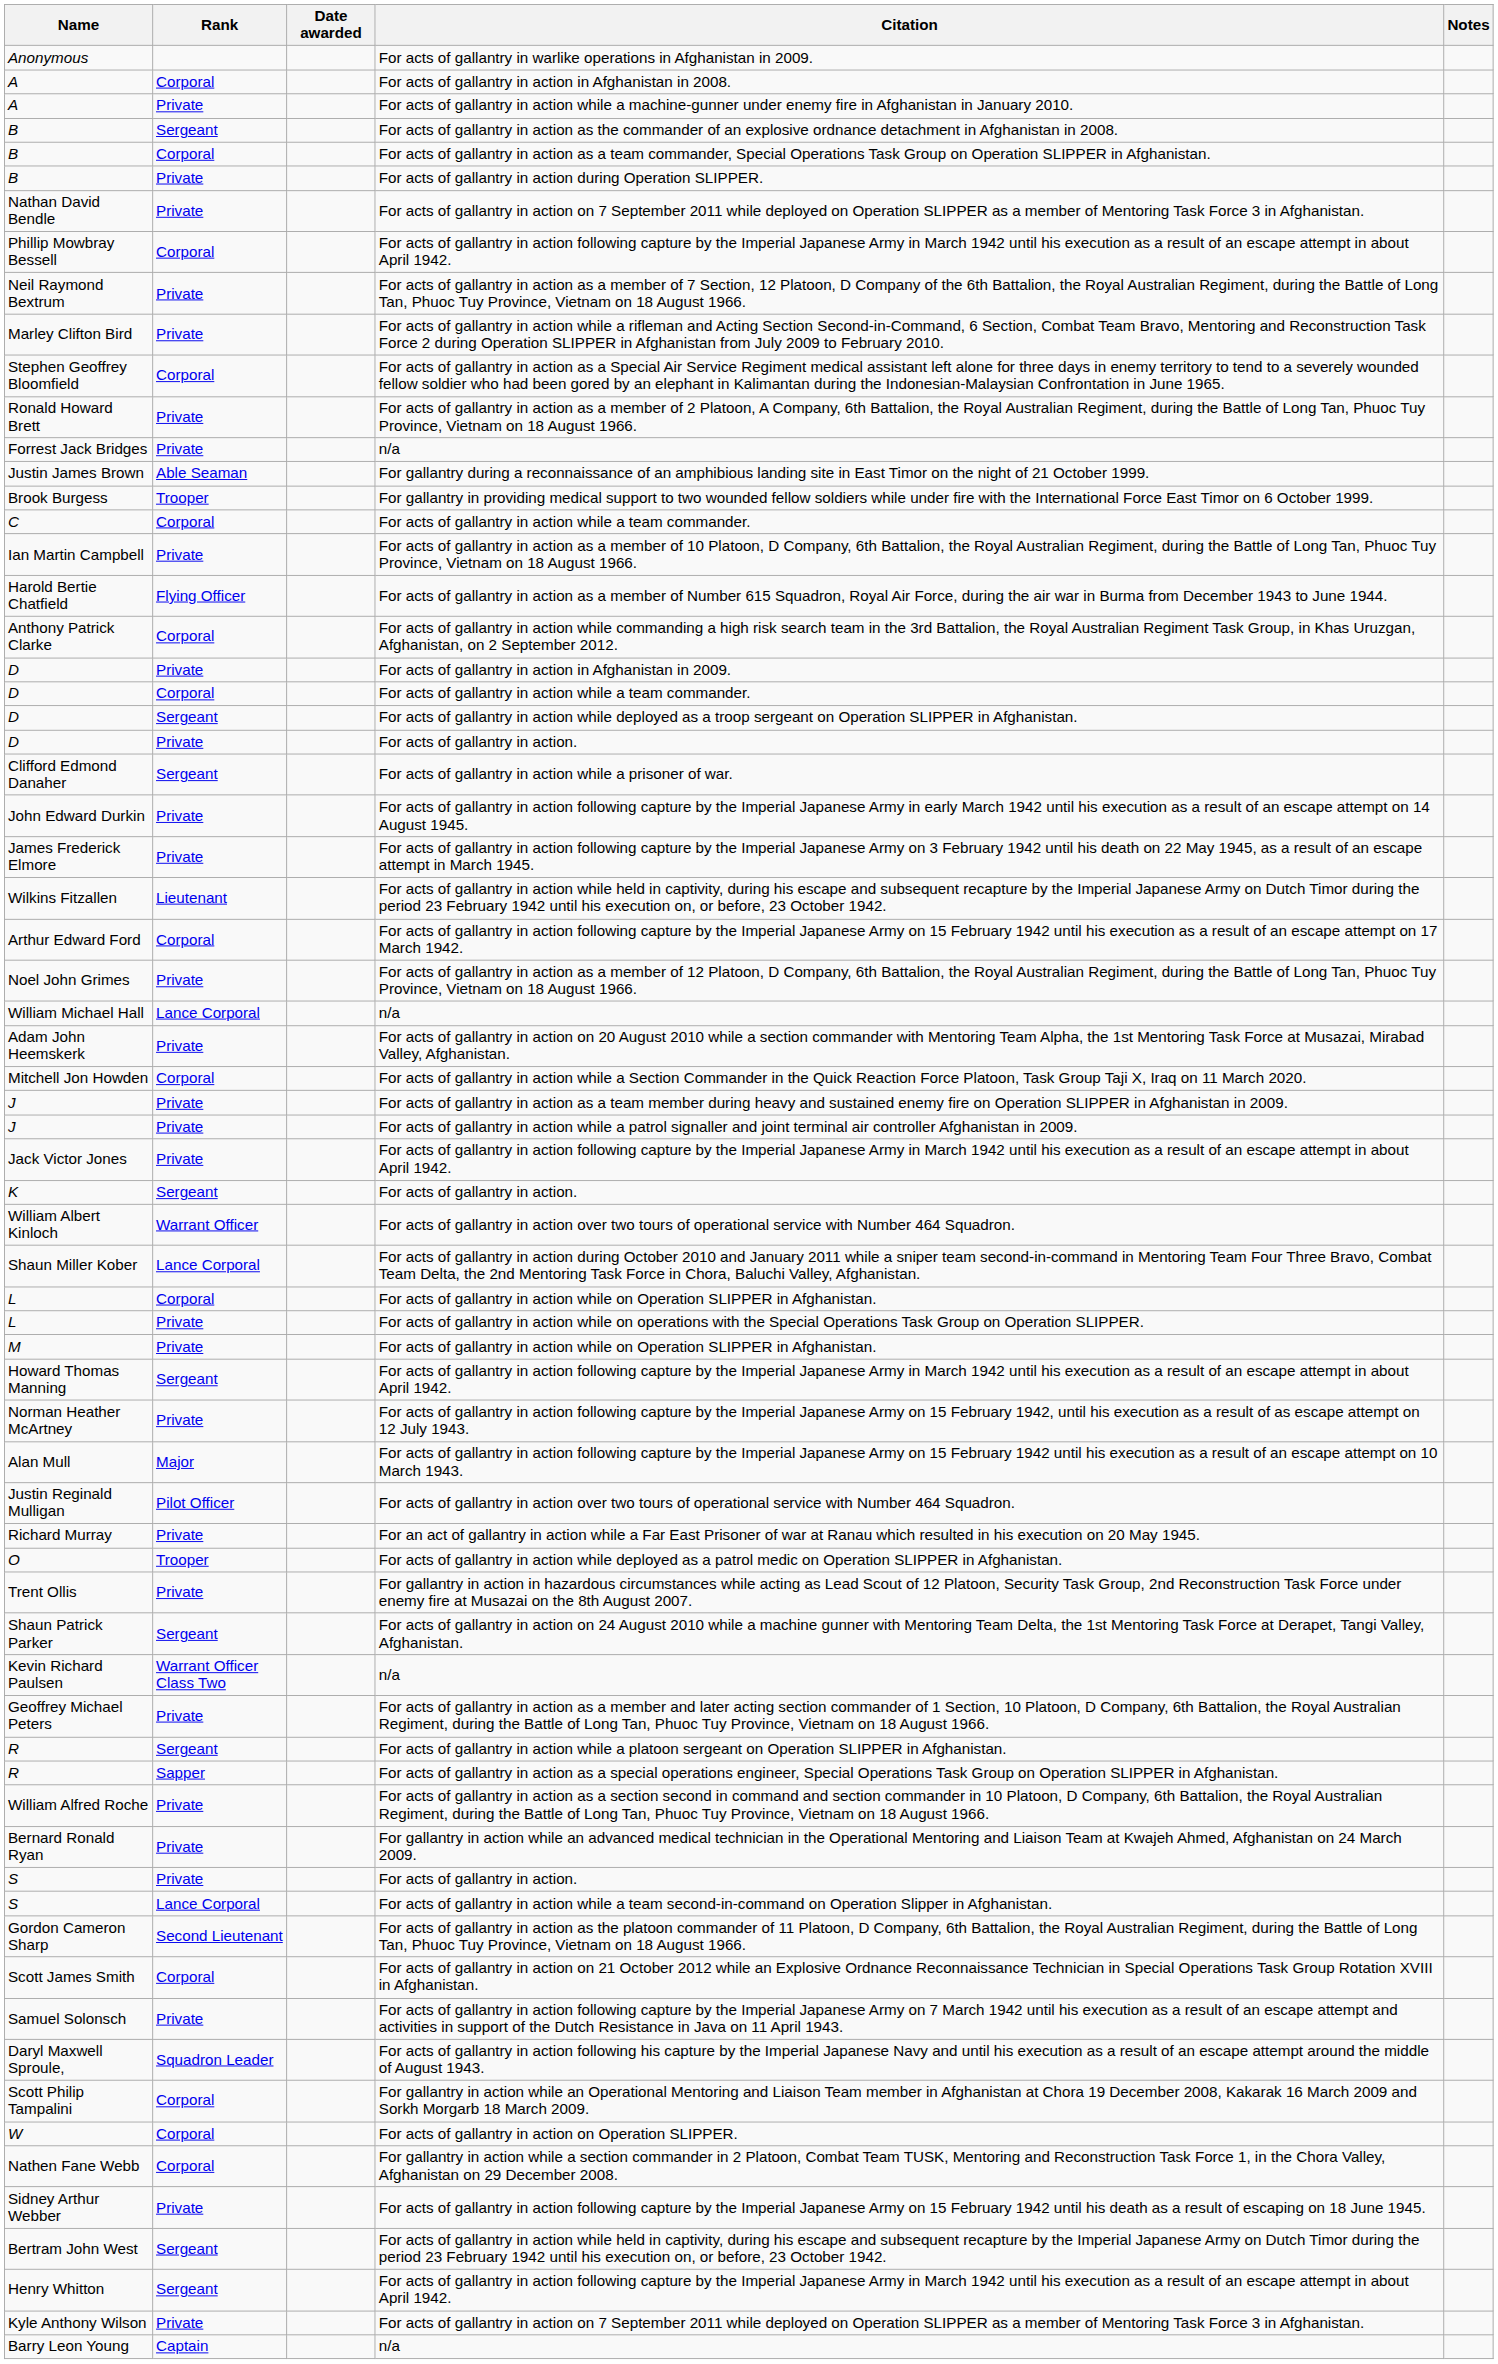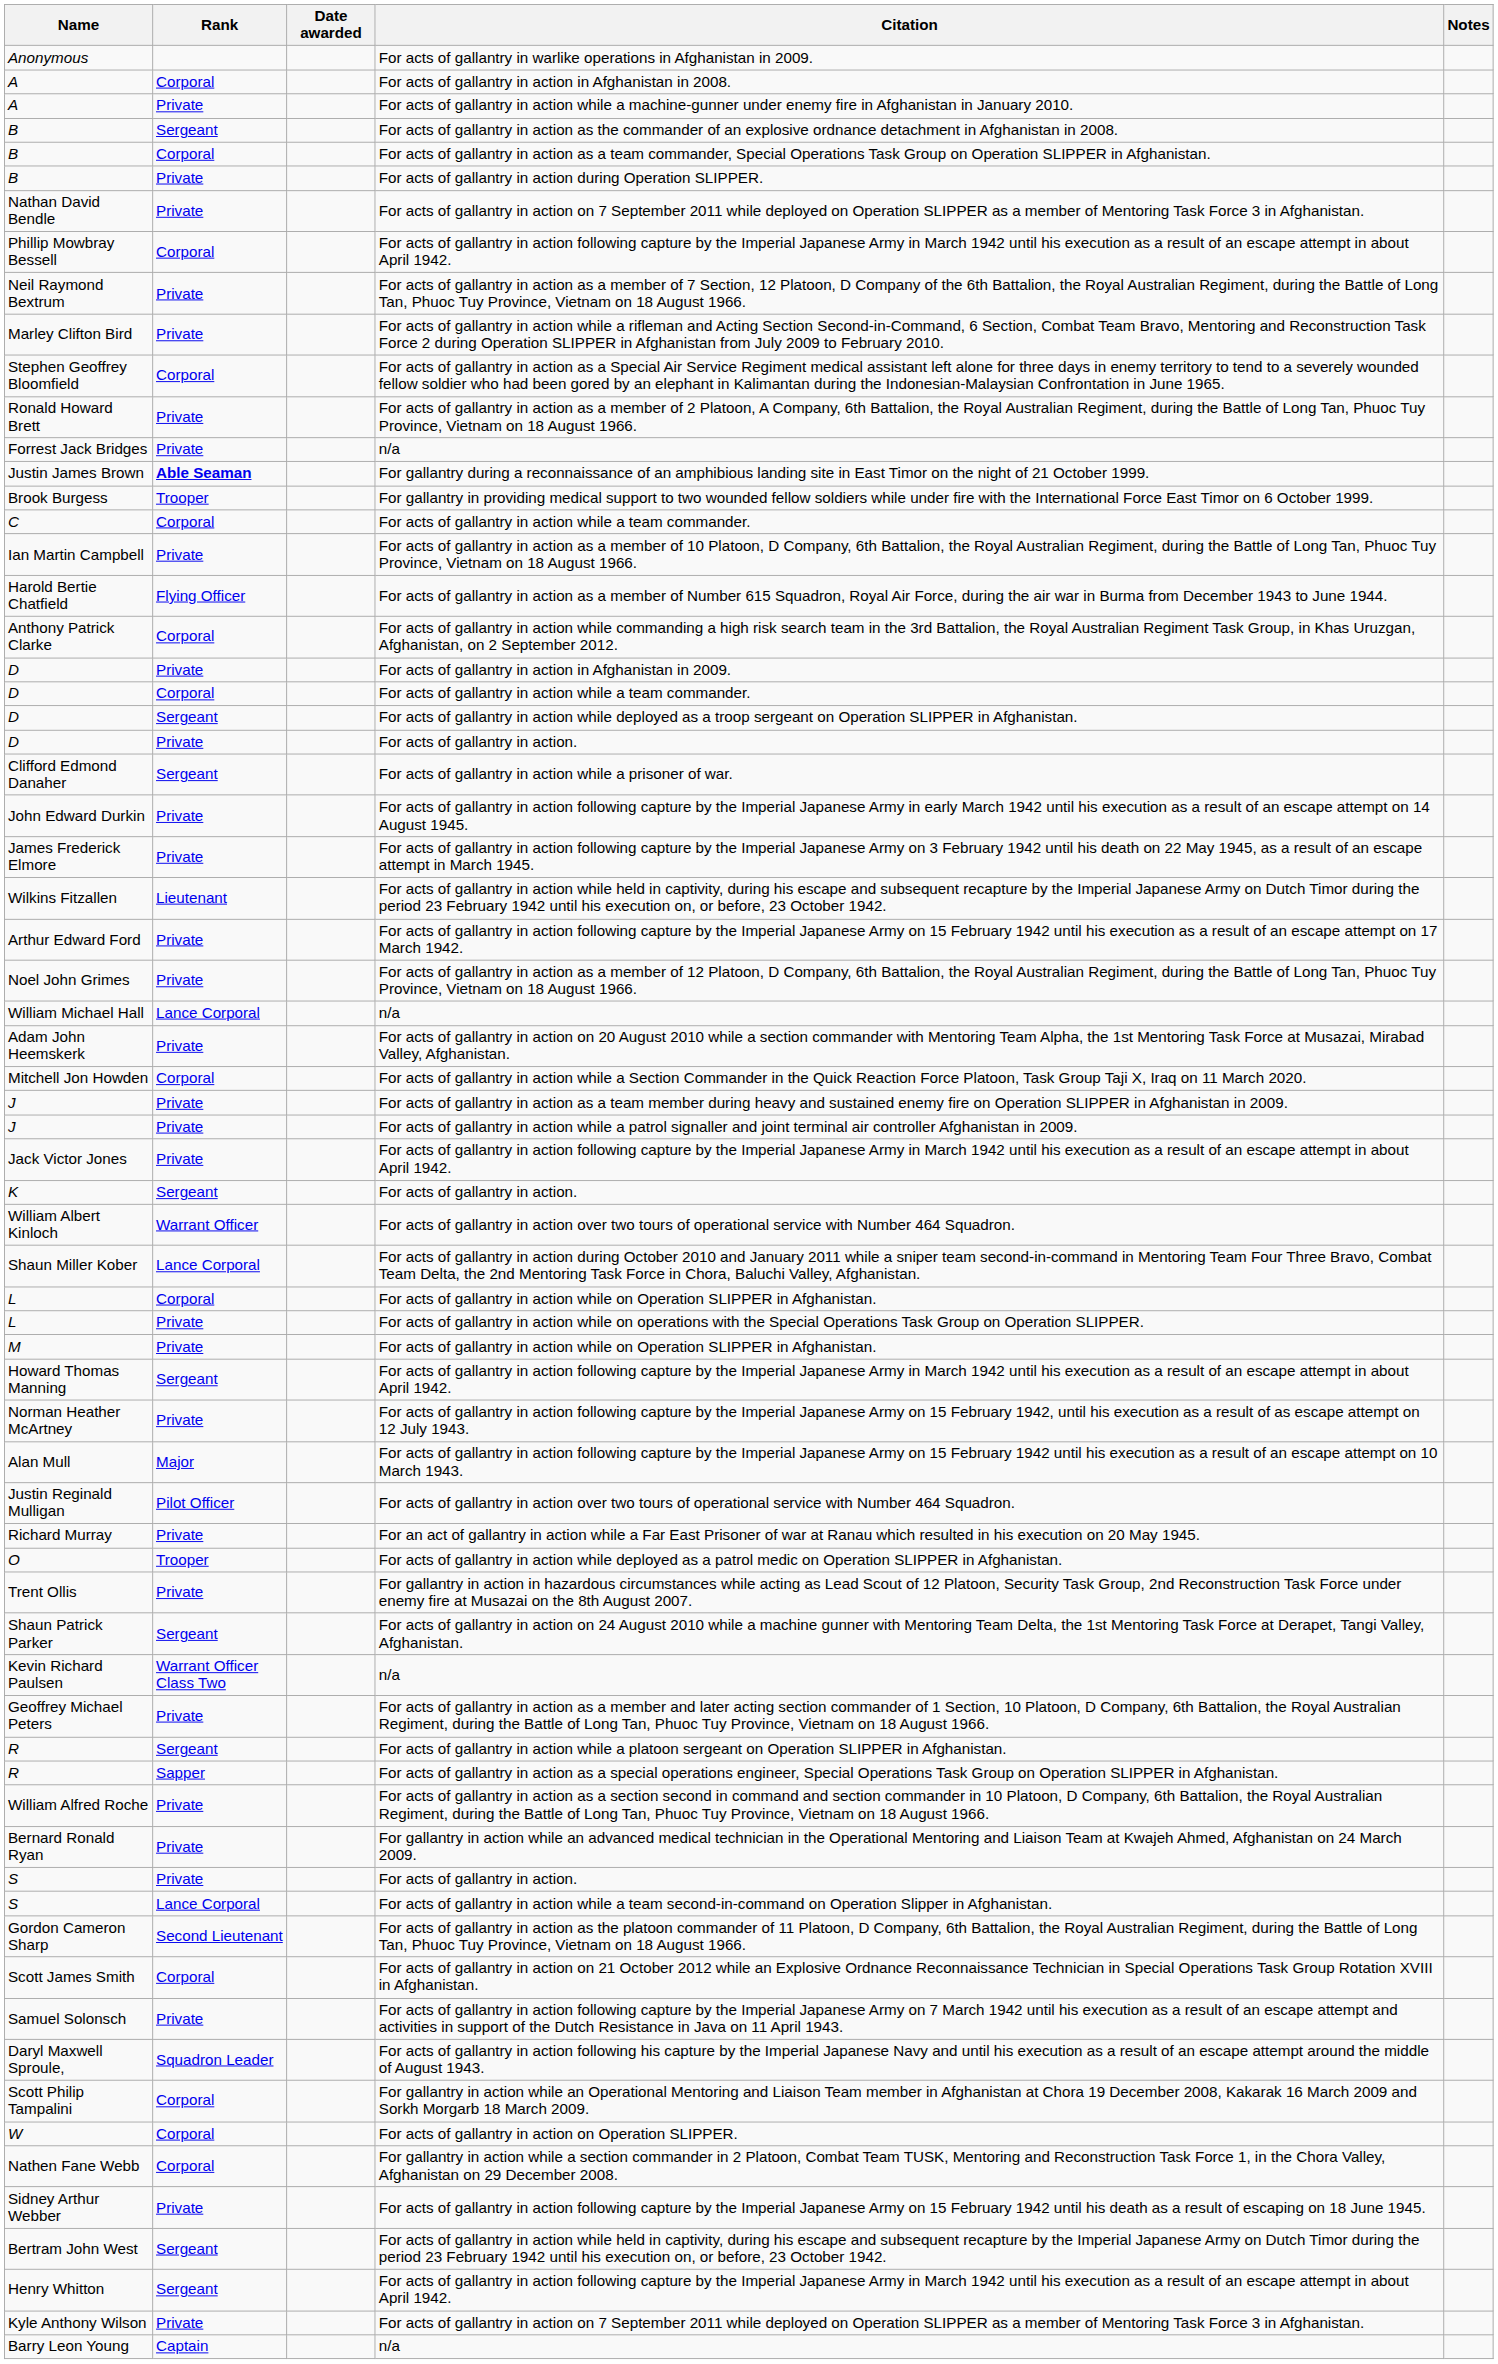(202, 473) normal -> (204, 473) bold
(185, 939) Corporal -> (180, 939) Private
